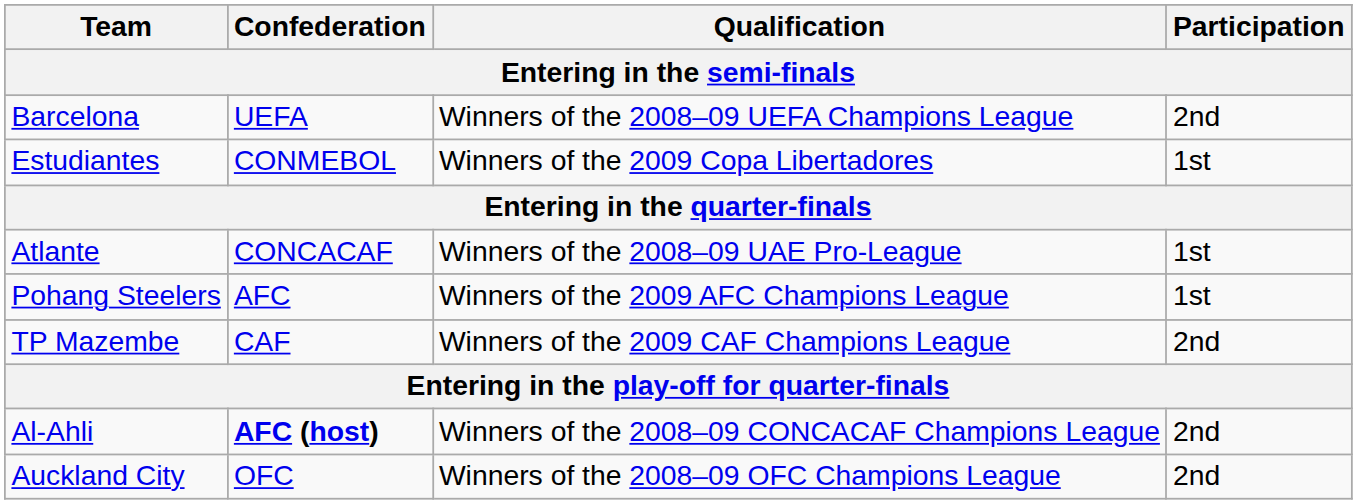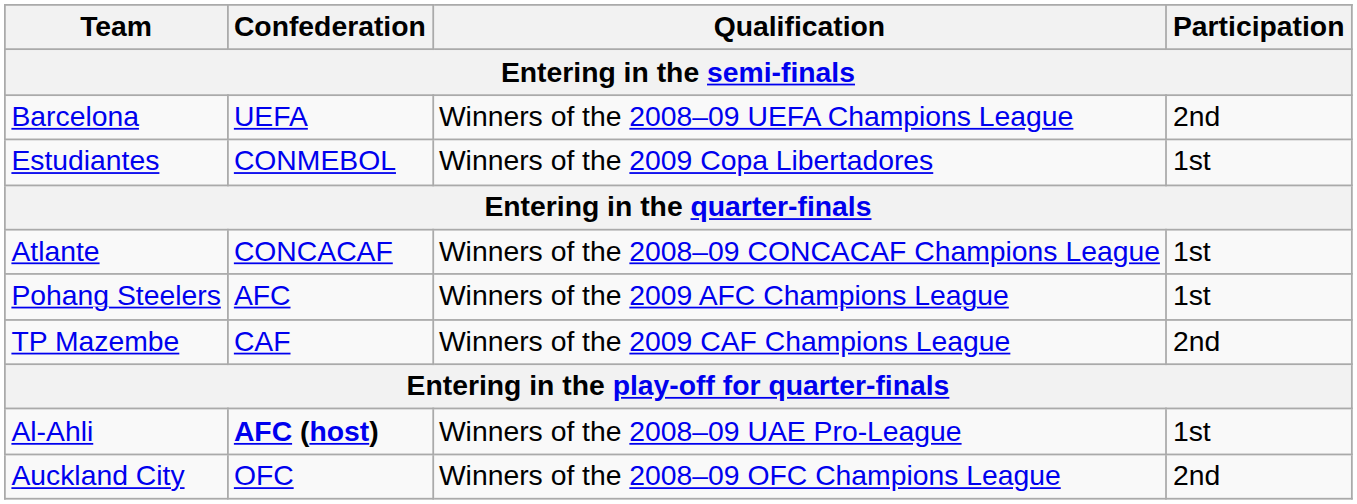(700, 251) Winners of the 2008–09 UAE Pro-League -> (799, 251) Winners of the 2008–09 CONCACAF Champions League
(799, 431) Winners of the 2008–09 CONCACAF Champions League -> (700, 431) Winners of the 2008–09 UAE Pro-League
(1197, 431) 2nd -> (1192, 431) 1st
